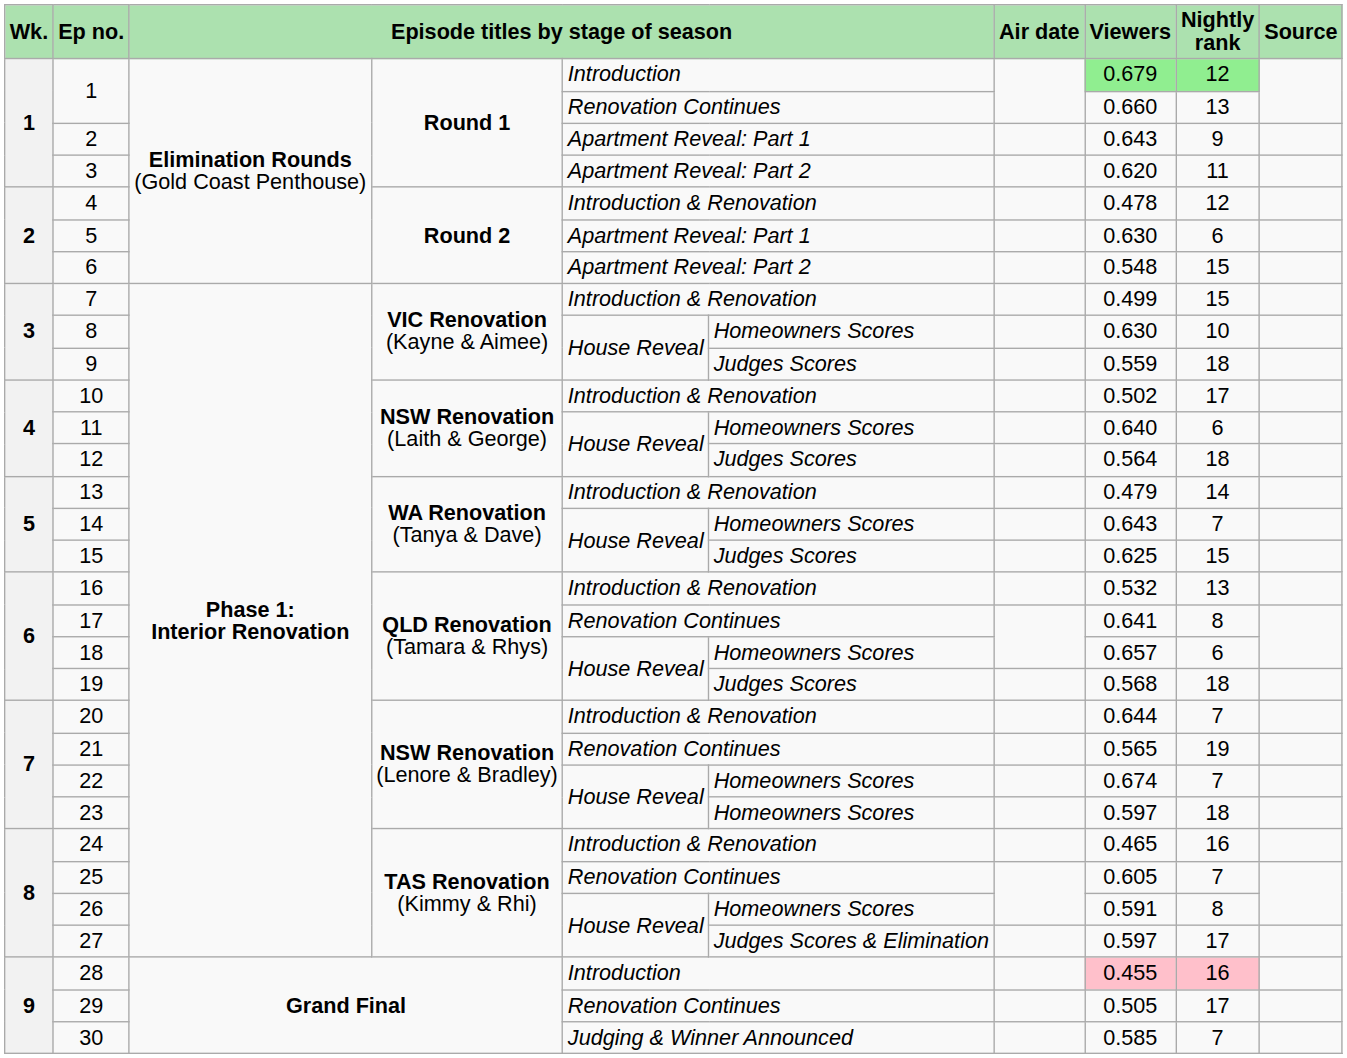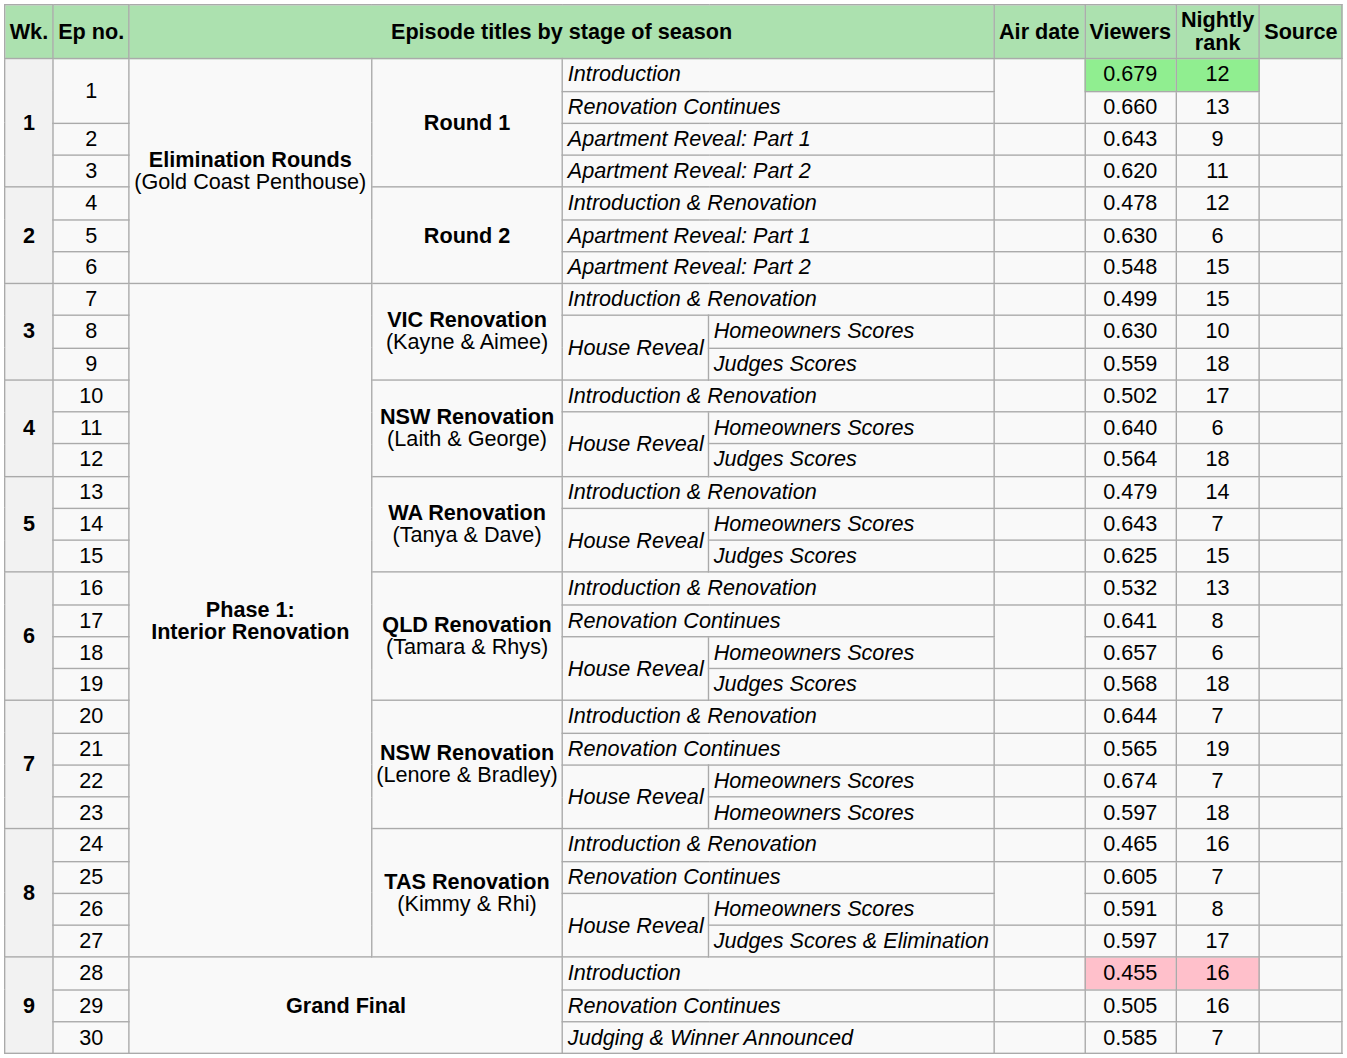(1218, 1004) 17 -> (1218, 1004) 16
